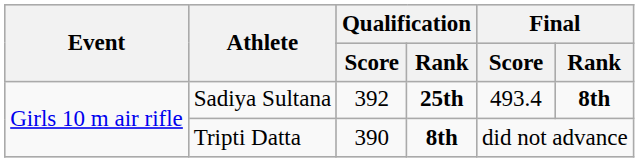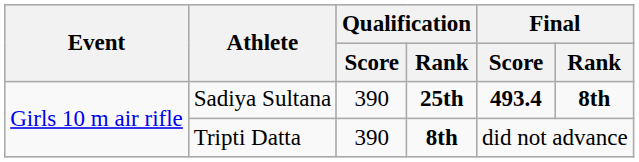(372, 99) 392 -> (372, 99) 390
(516, 99) normal -> (516, 99) bold
